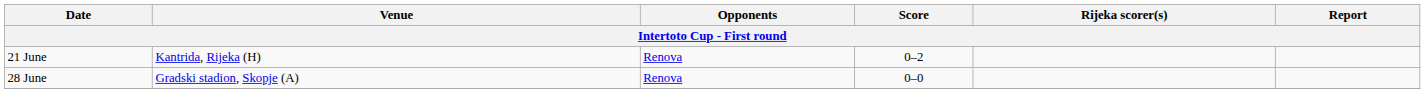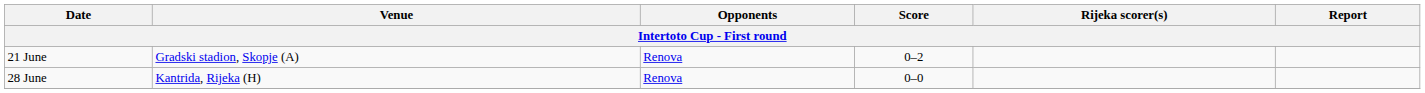(208, 57) Kantrida, Rijeka (H) -> (227, 57) Gradski stadion, Skopje (A)
(227, 78) Gradski stadion, Skopje (A) -> (208, 78) Kantrida, Rijeka (H)
